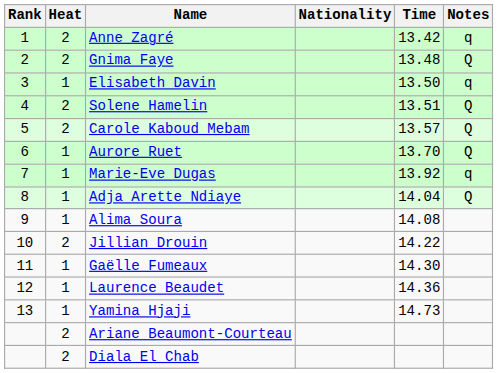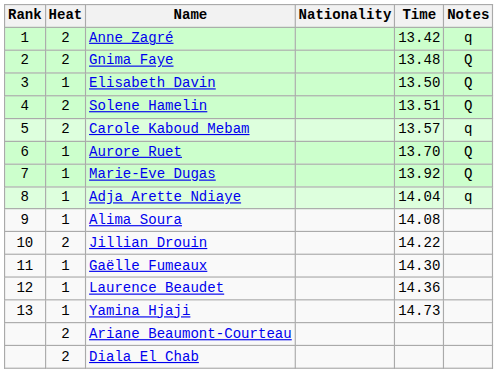(468, 84) q -> (468, 84) Q
(468, 130) Q -> (468, 130) q
(468, 175) q -> (468, 175) Q
(468, 198) Q -> (468, 198) q
